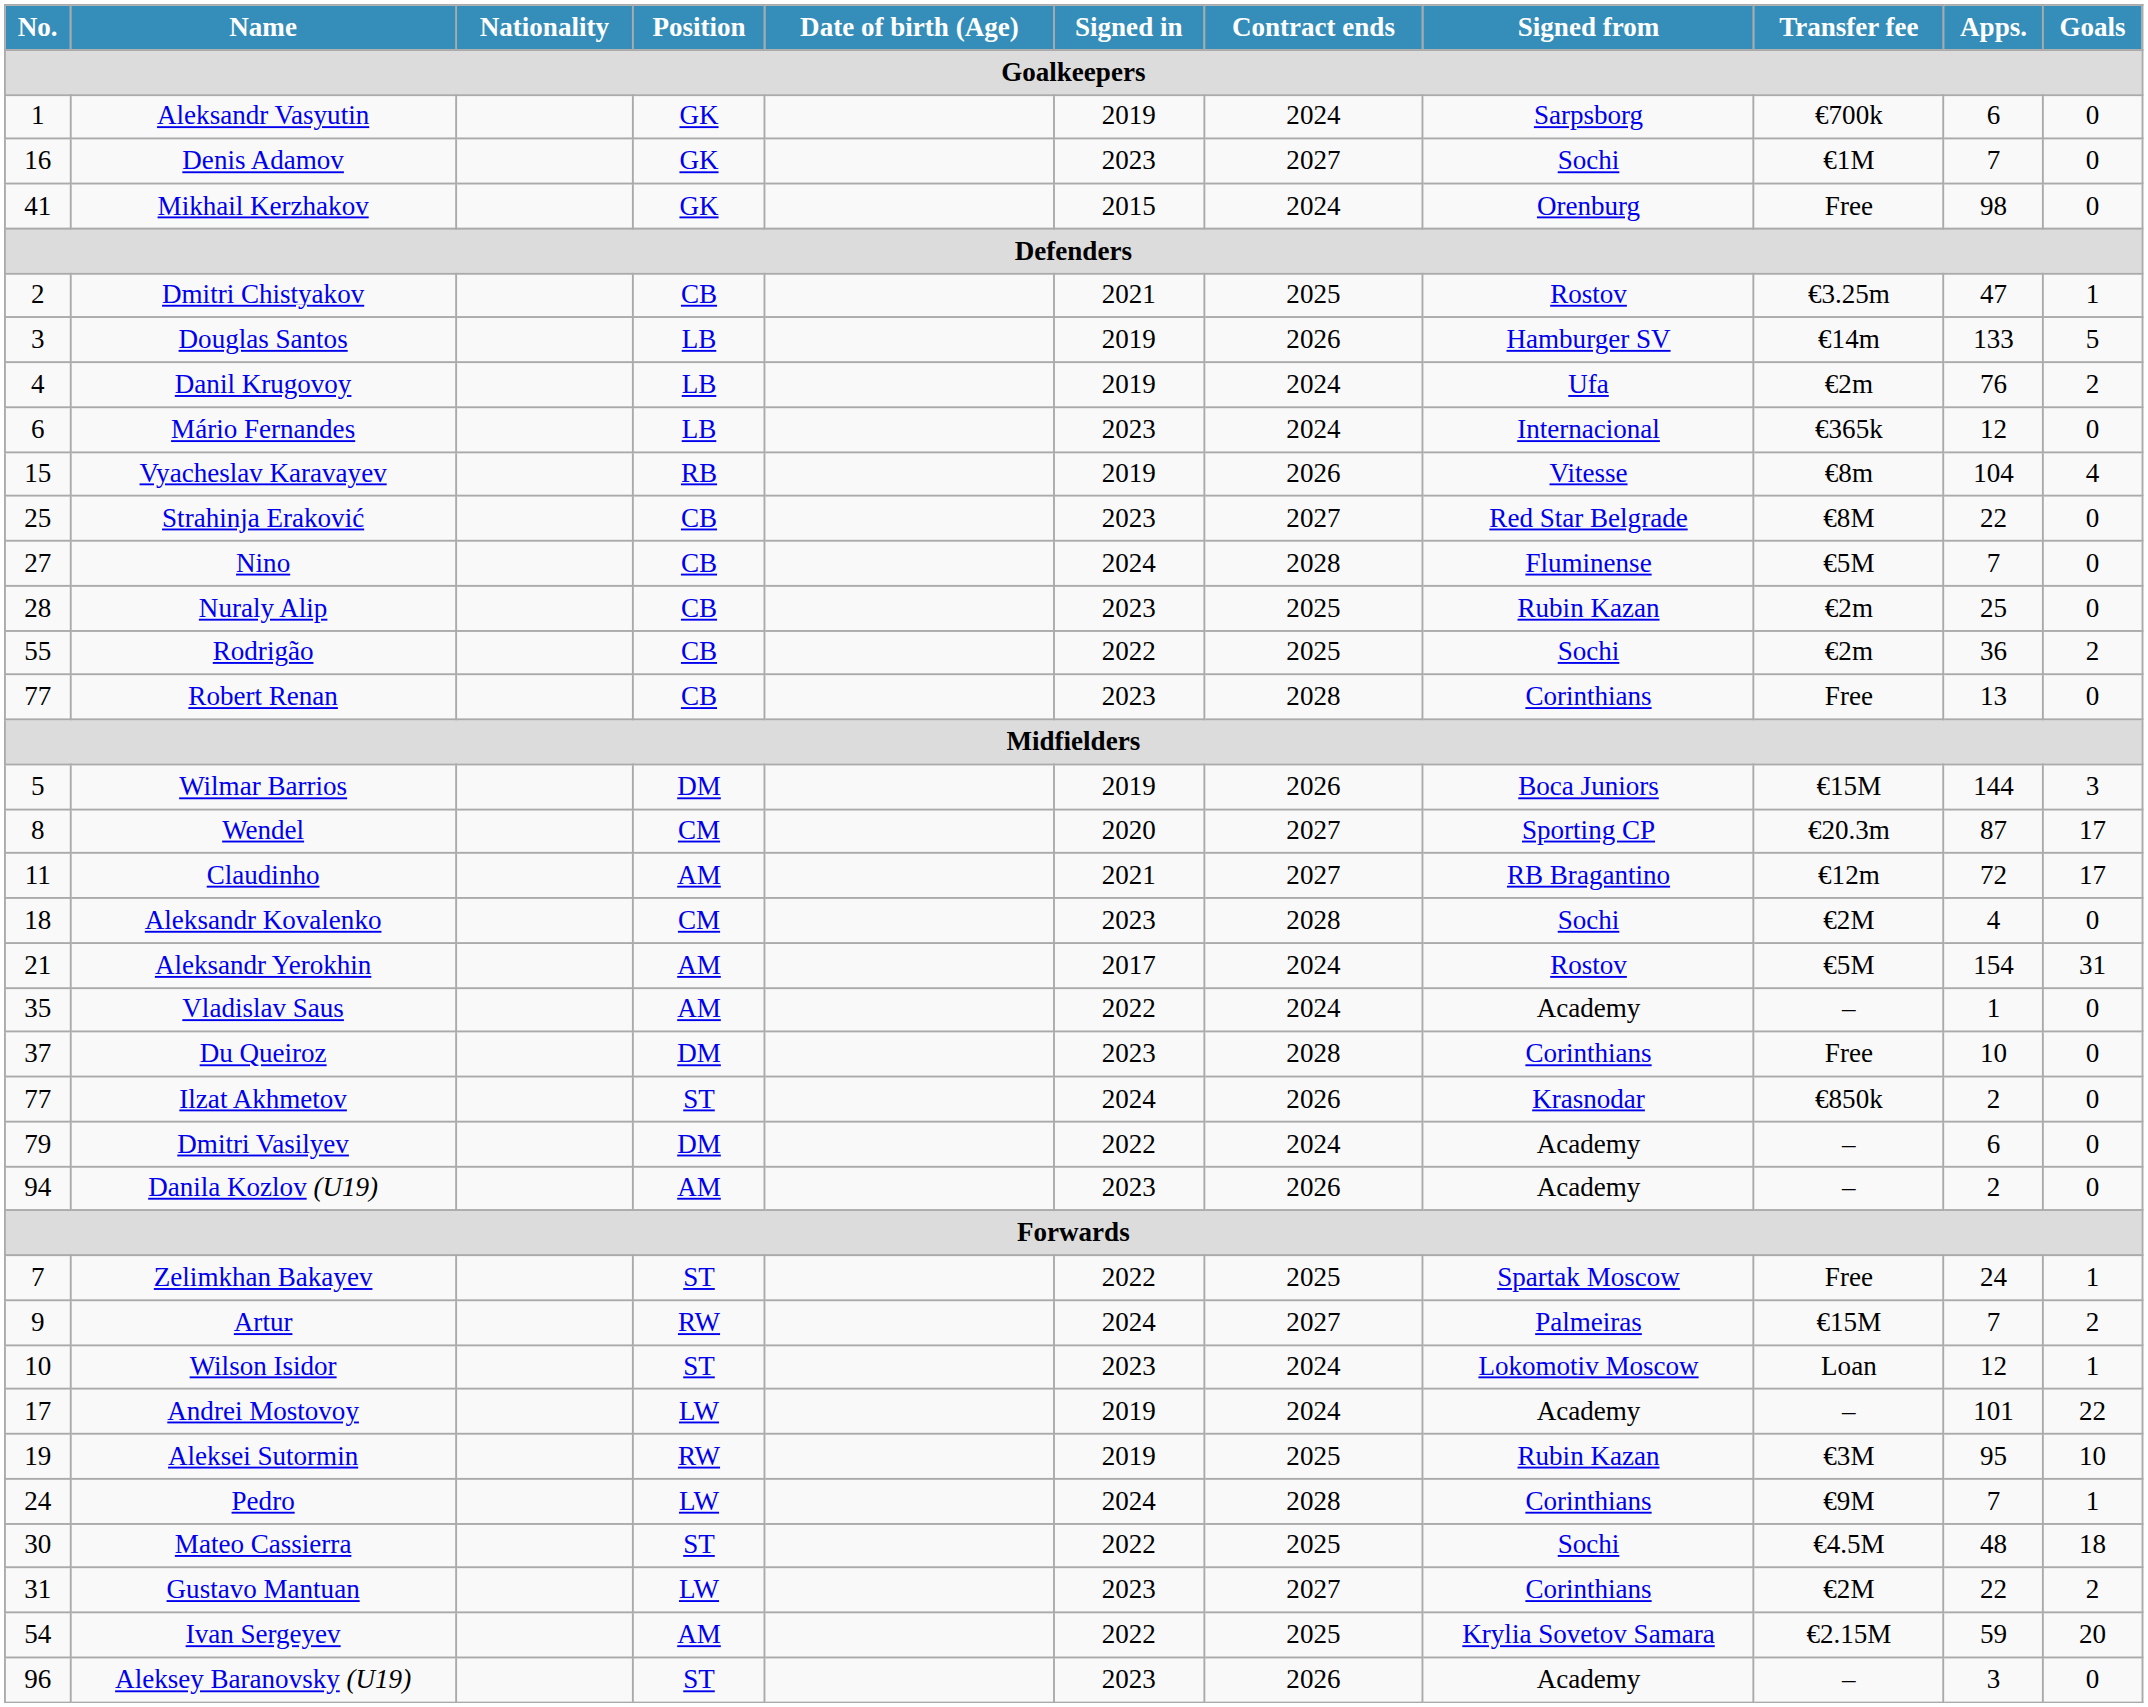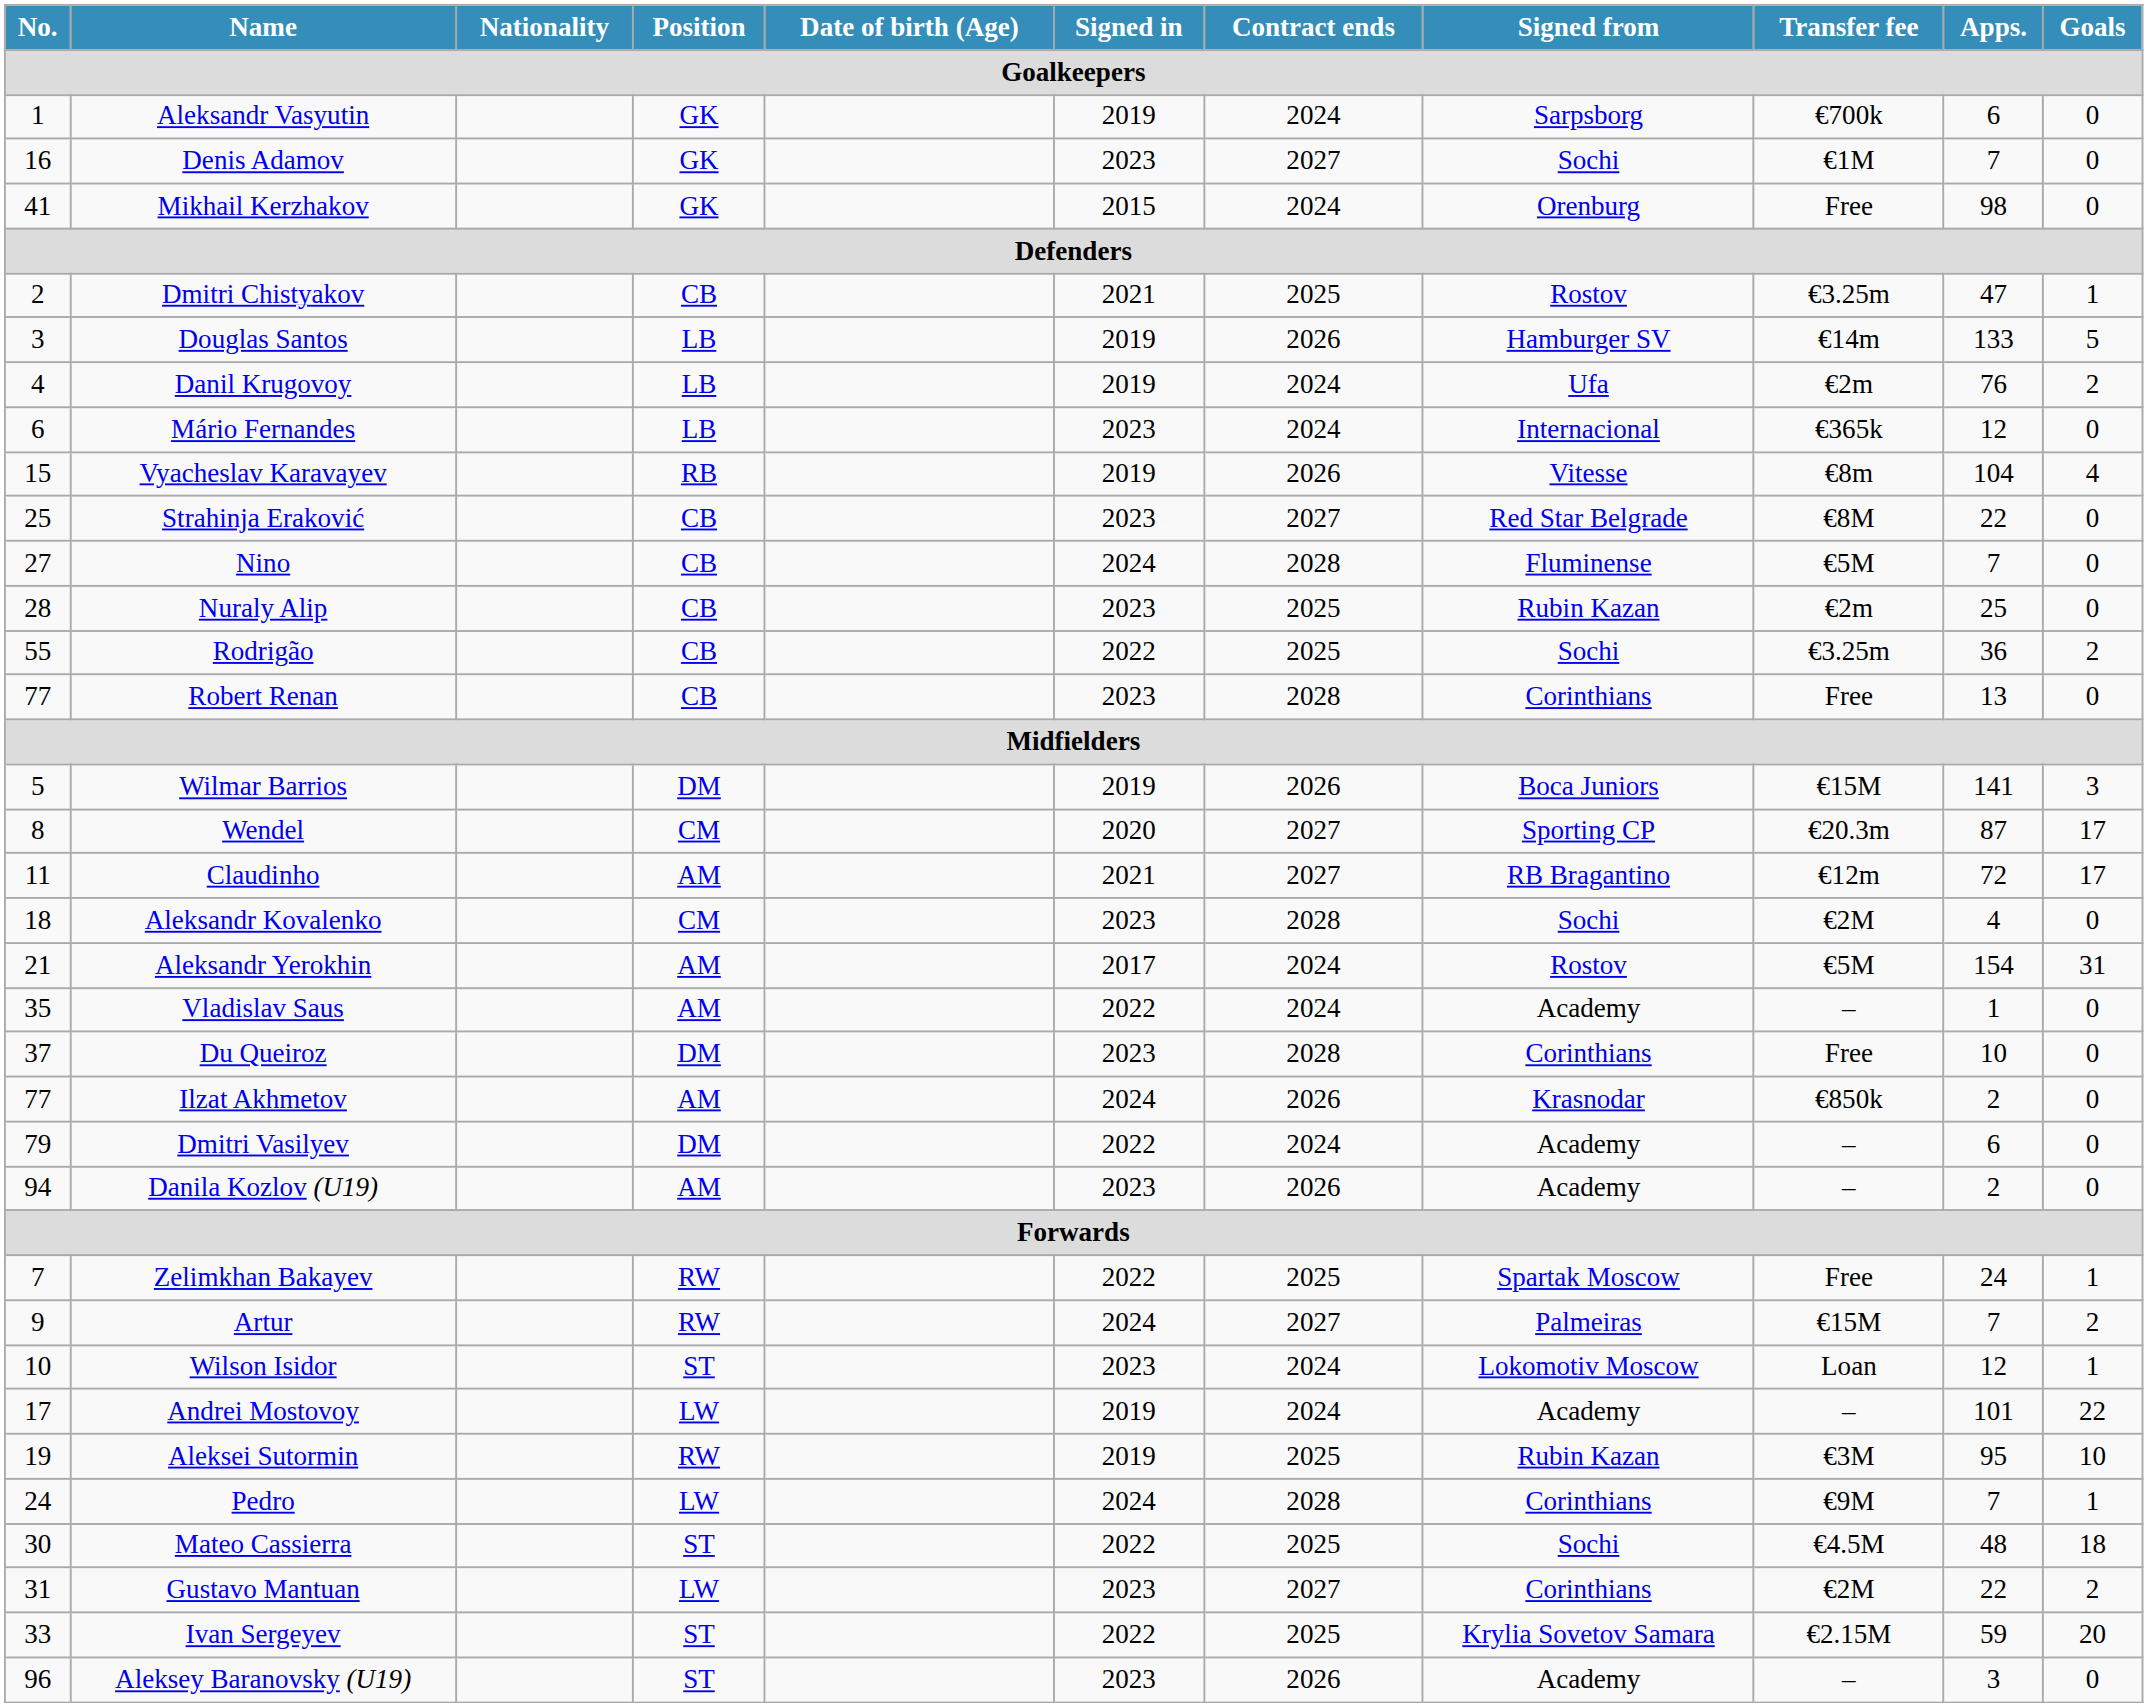(1849, 652) €2m -> (1849, 652) €3.25m
(1994, 786) 144 -> (1994, 786) 141
(699, 1098) ST -> (699, 1098) AM
(699, 1277) ST -> (699, 1277) RW
(38, 1634) 54 -> (38, 1634) 33
(699, 1634) AM -> (699, 1634) ST
